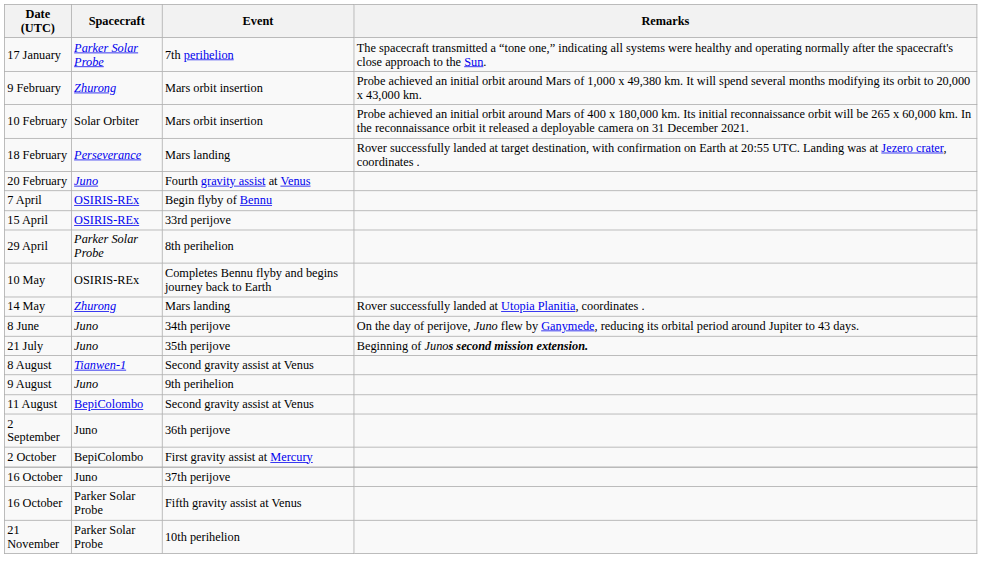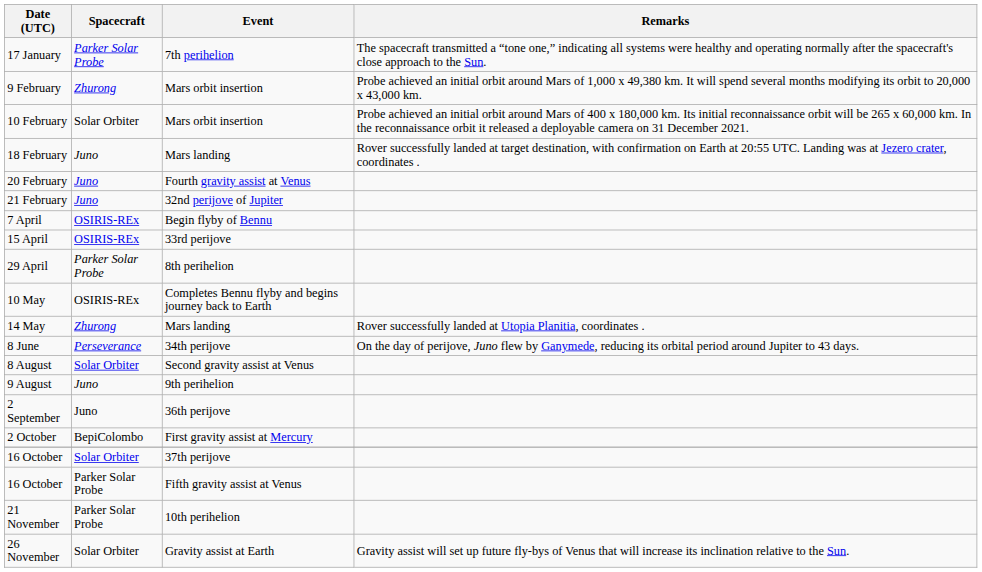(108, 154) Perseverance -> (86, 154) Juno
+ row: (37, 200)
(86, 326) Juno -> (108, 345) Perseverance
- row: (25, 345)
(100, 365) Tianwen-1 -> (106, 365) Solar Orbiter
- row: (32, 404)
(86, 476) Juno -> (106, 457) Solar Orbiter
+ row: (33, 550)
